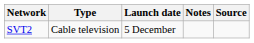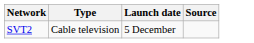- column: (198, 12)
